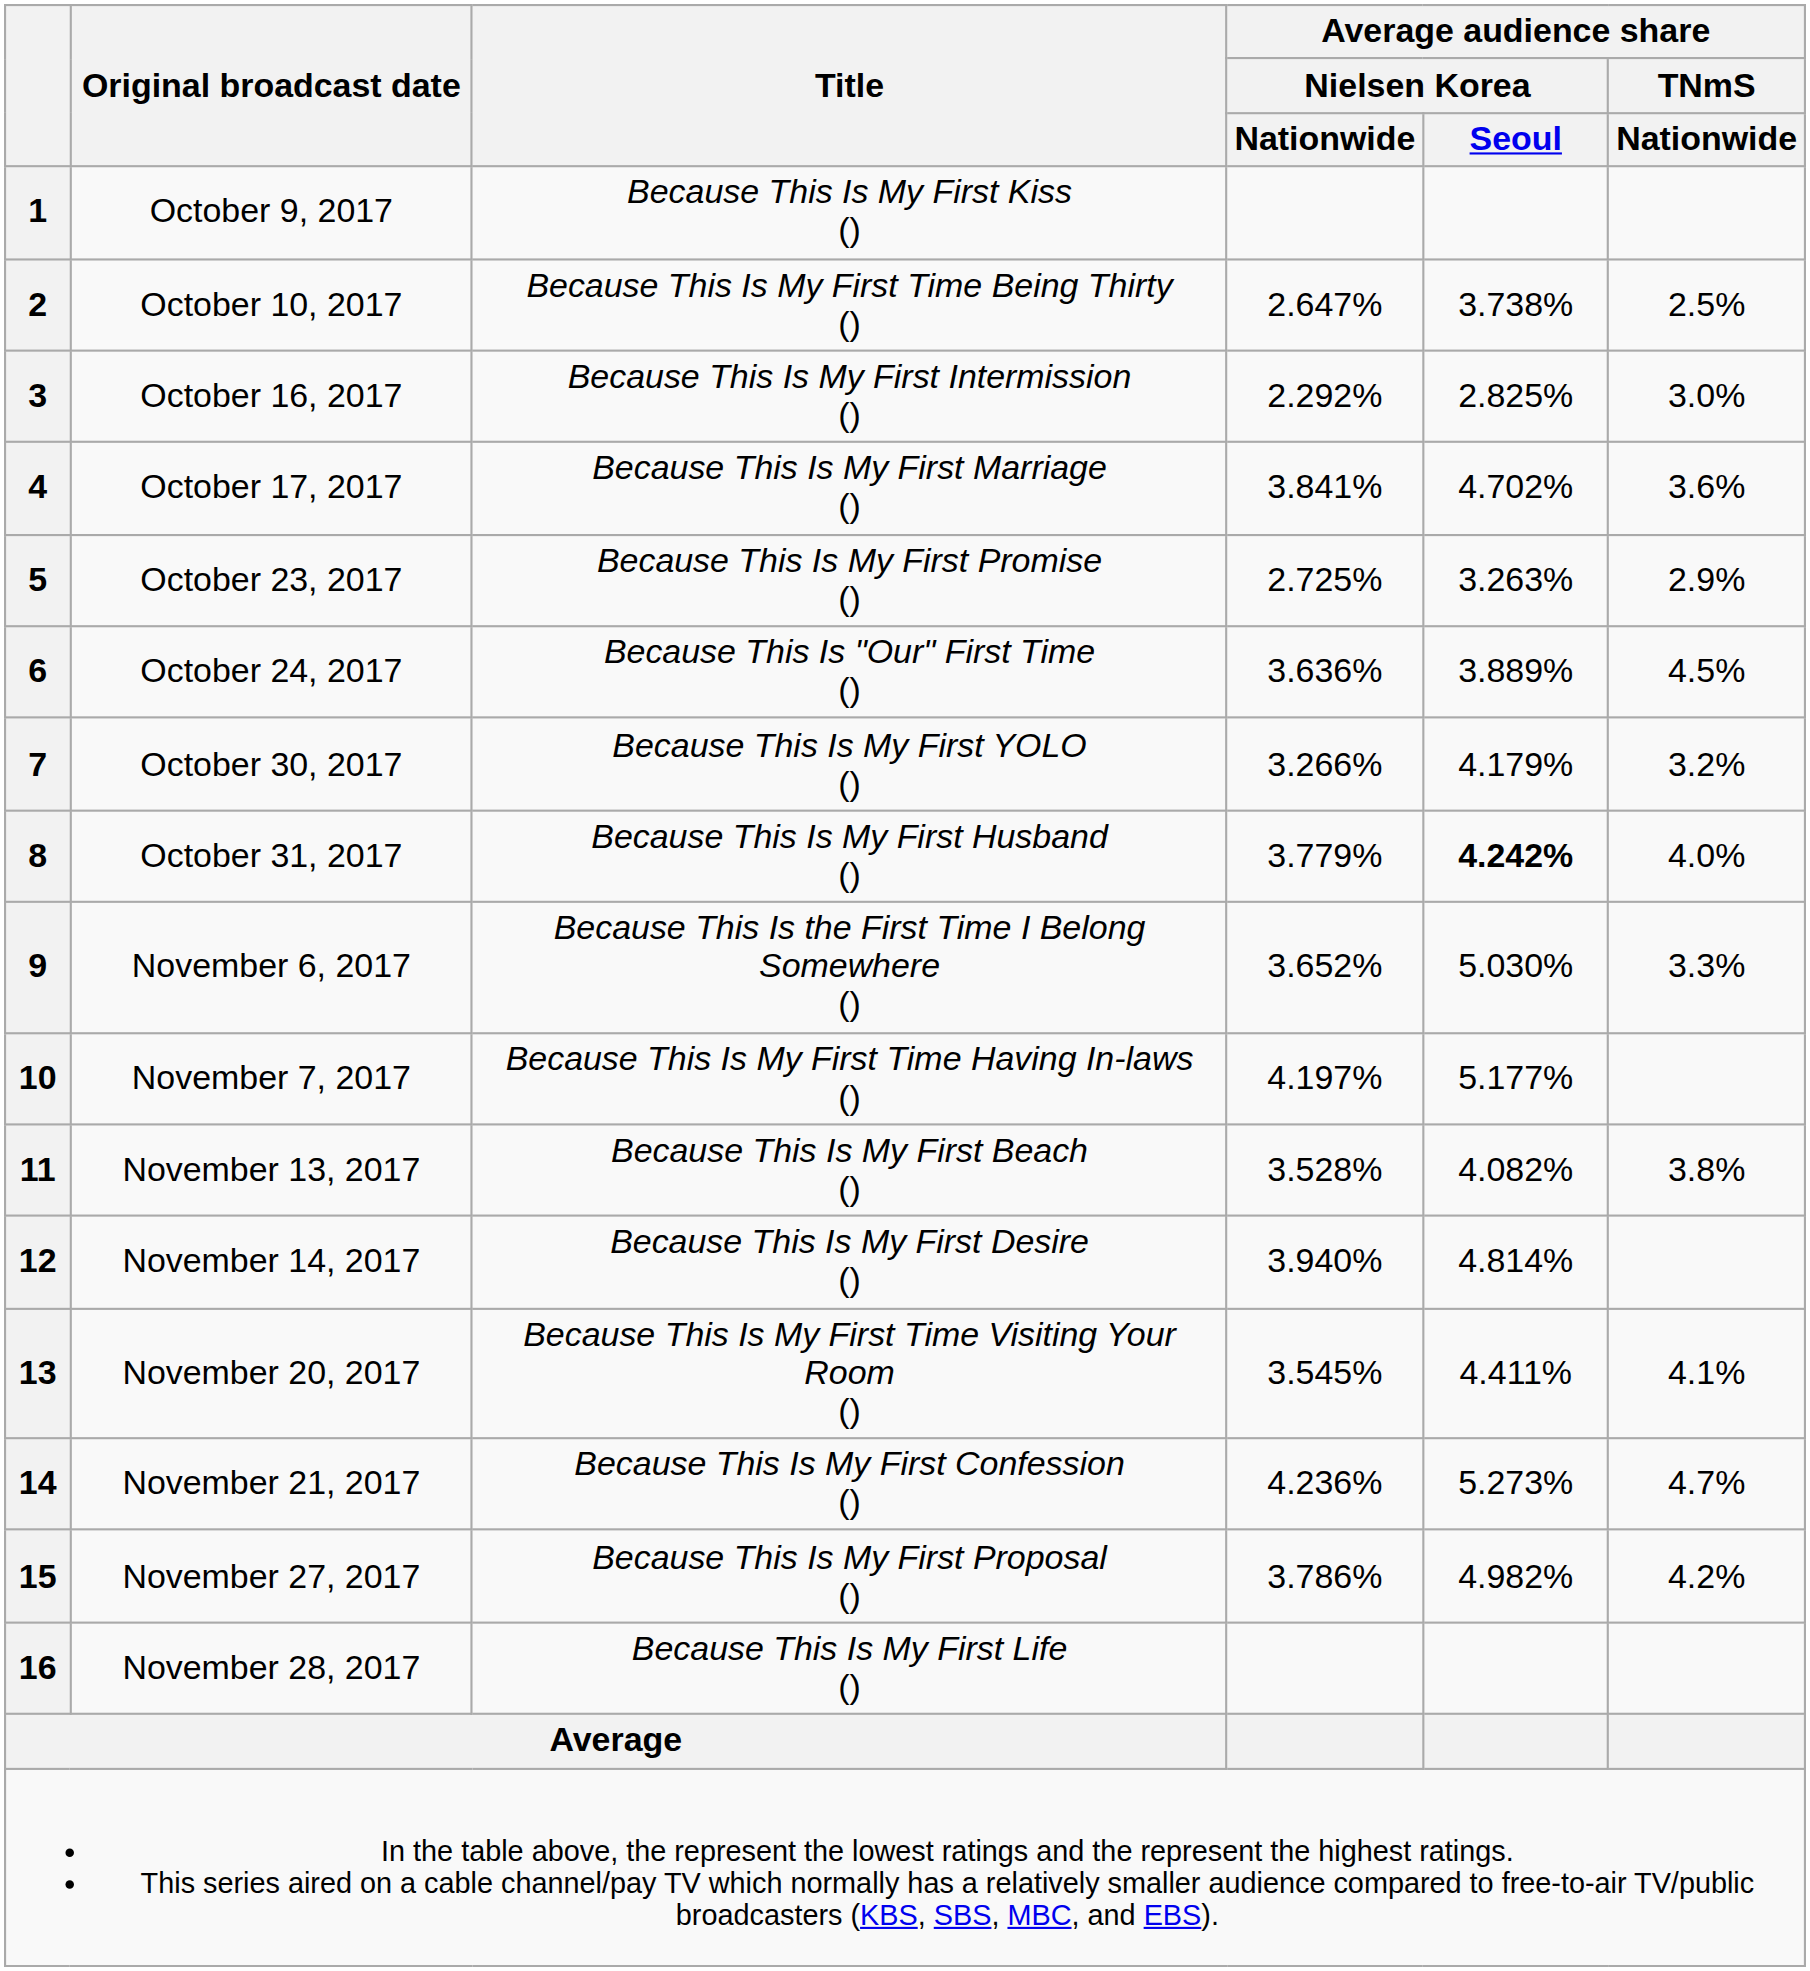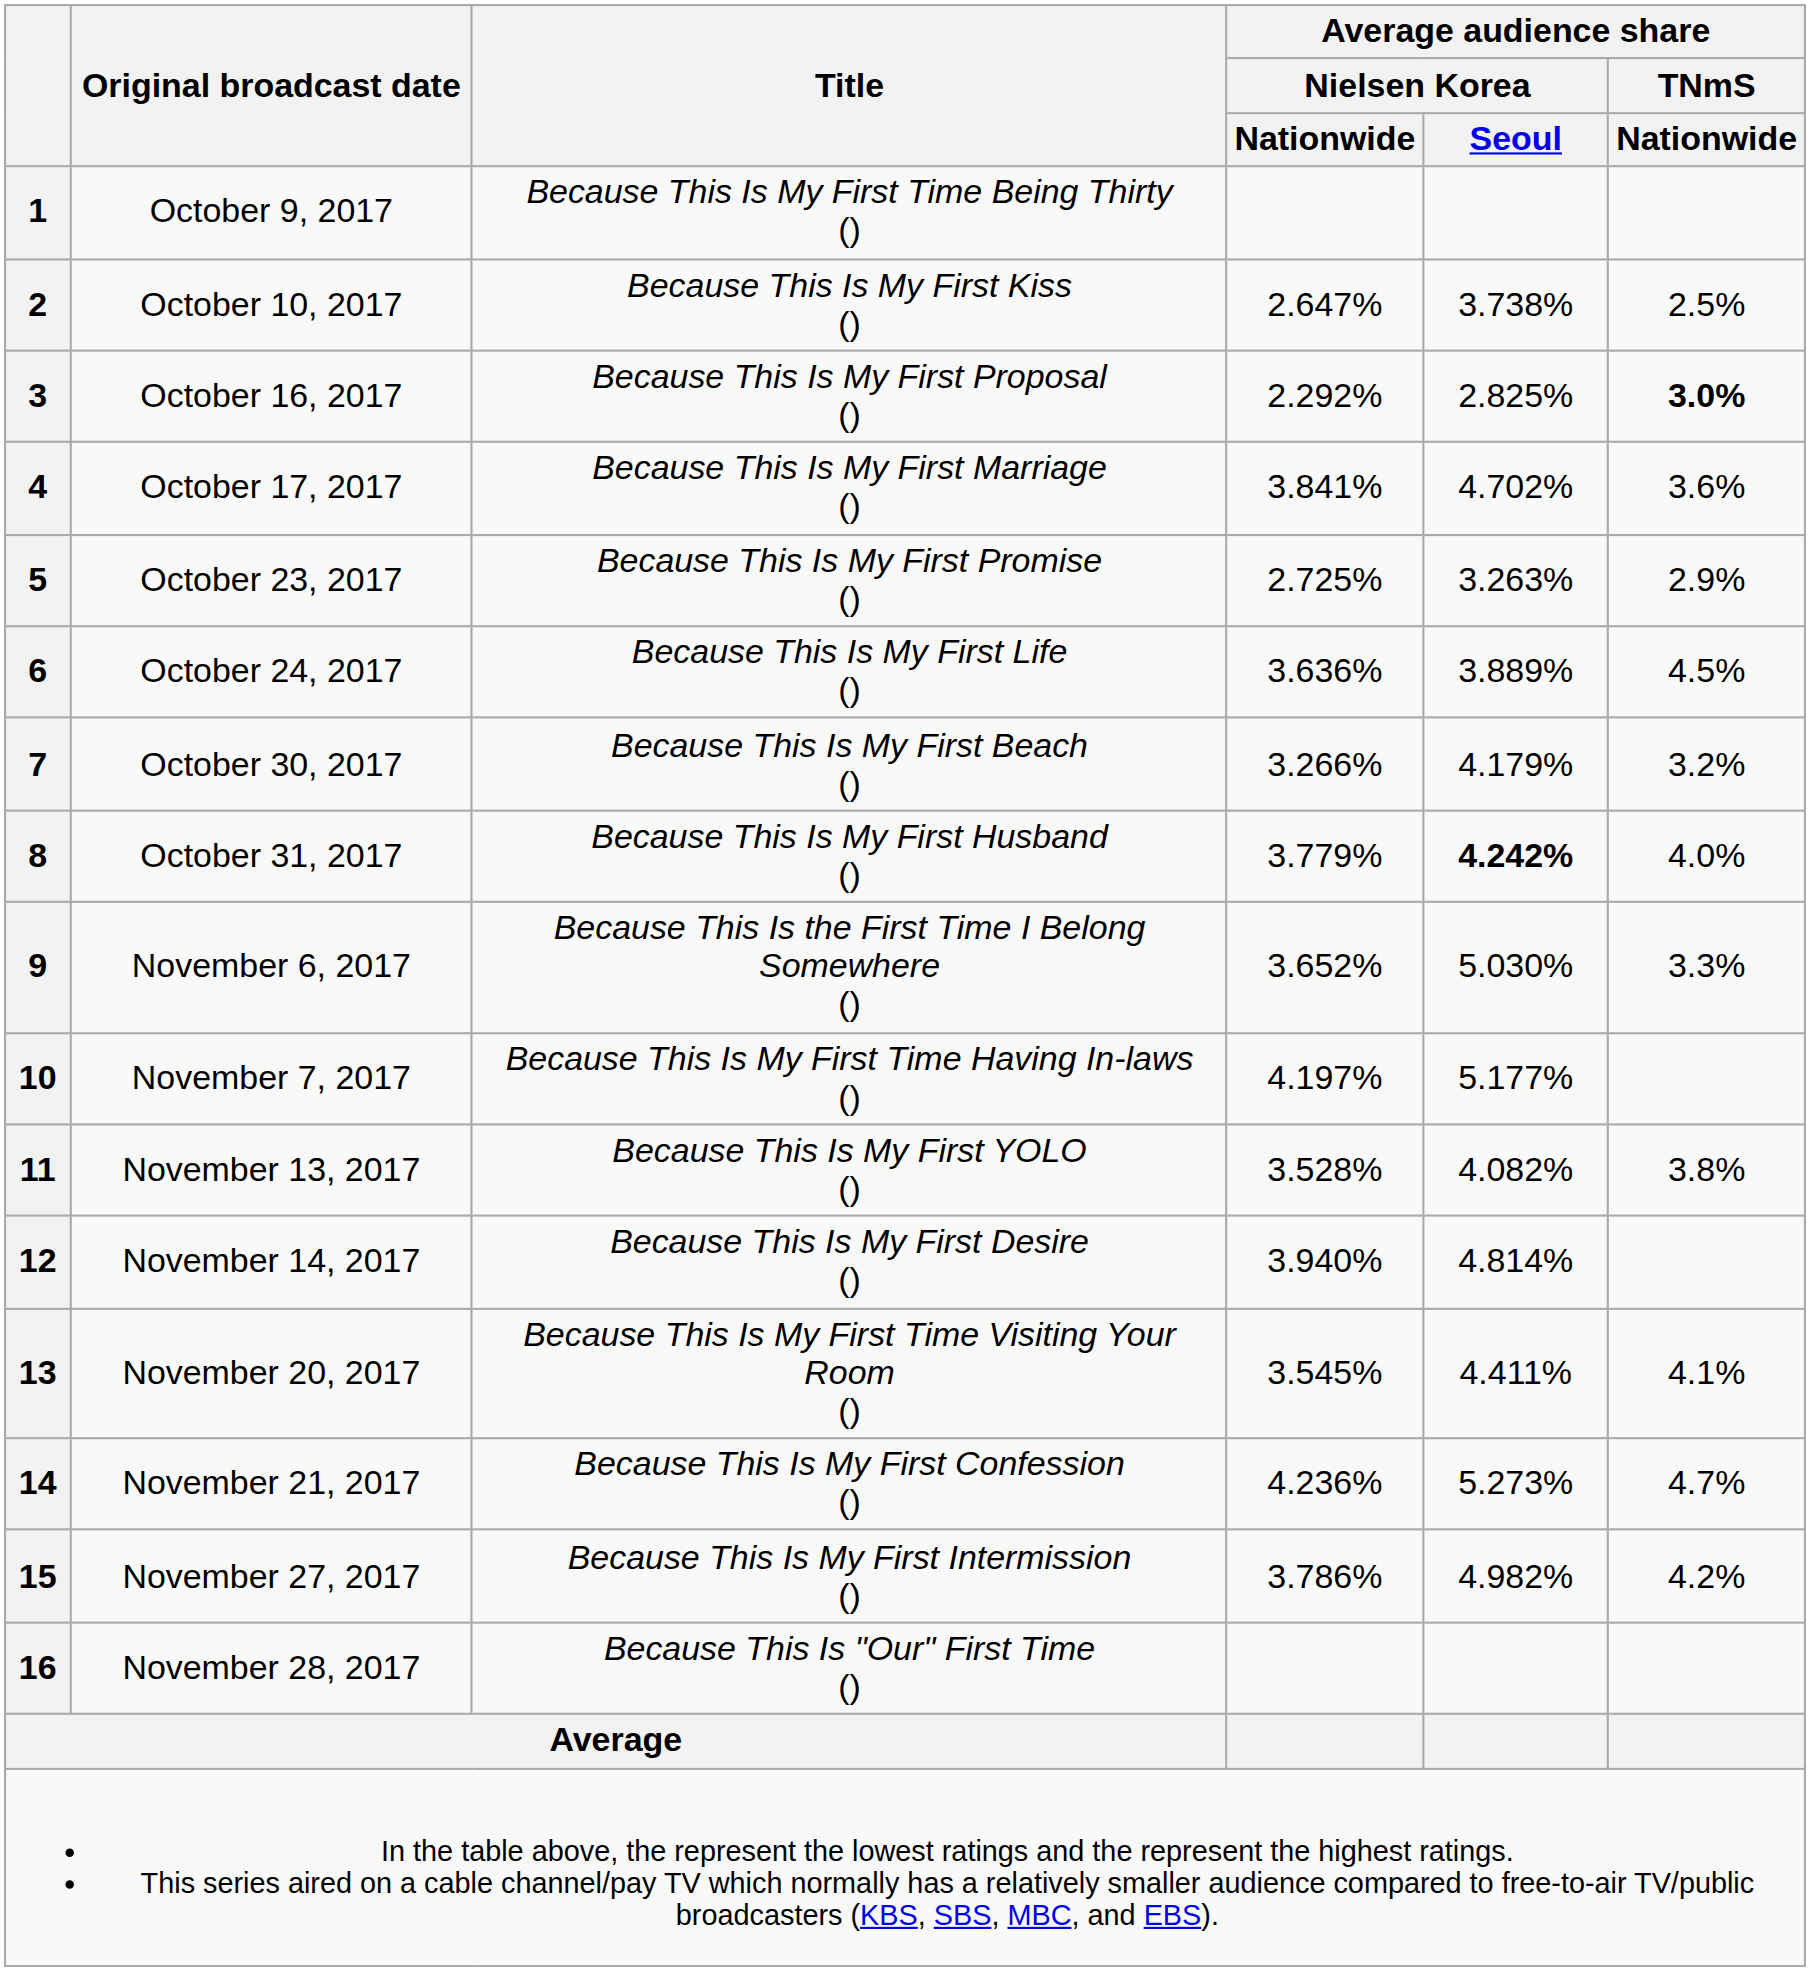(850, 211) Because This Is My First Kiss () -> (850, 211) Because This Is My First Time Being Thirty ()
(850, 303) Because This Is My First Time Being Thirty () -> (850, 303) Because This Is My First Kiss ()
(850, 395) Because This Is My First Intermission () -> (850, 395) Because This Is My First Proposal ()
(1707, 395) normal -> (1707, 395) bold
(850, 671) Because This Is "Our" First Time () -> (850, 671) Because This Is My First Life ()
(850, 763) Because This Is My First YOLO () -> (850, 763) Because This Is My First Beach ()
(850, 1169) Because This Is My First Beach () -> (850, 1169) Because This Is My First YOLO ()
(850, 1575) Because This Is My First Proposal () -> (850, 1575) Because This Is My First Intermission ()
(850, 1667) Because This Is My First Life () -> (850, 1667) Because This Is "Our" First Time ()
